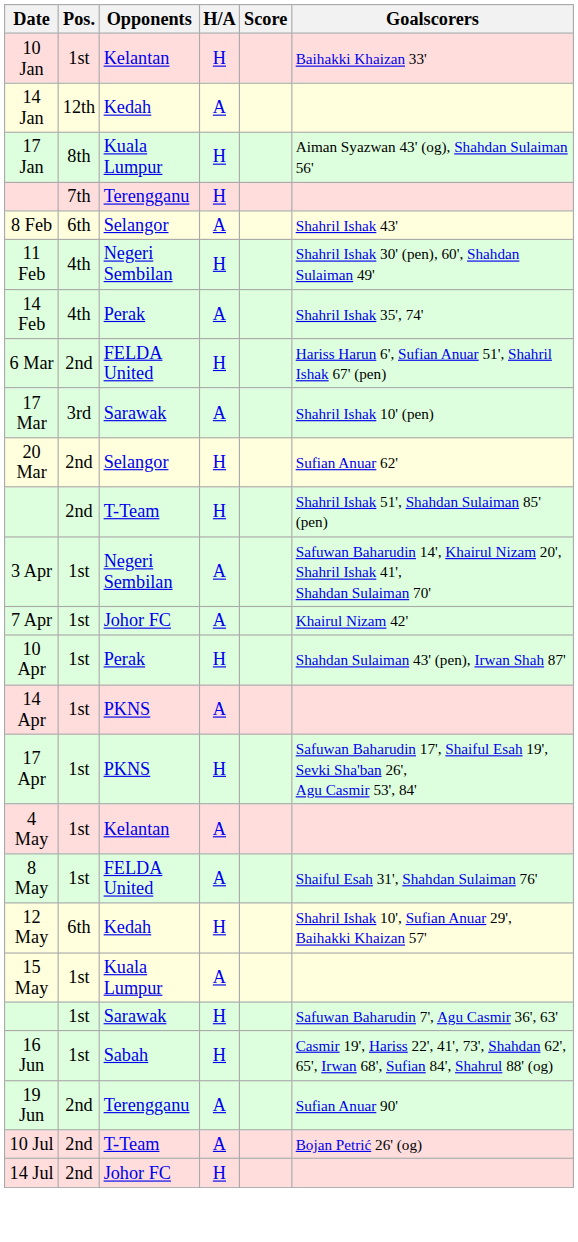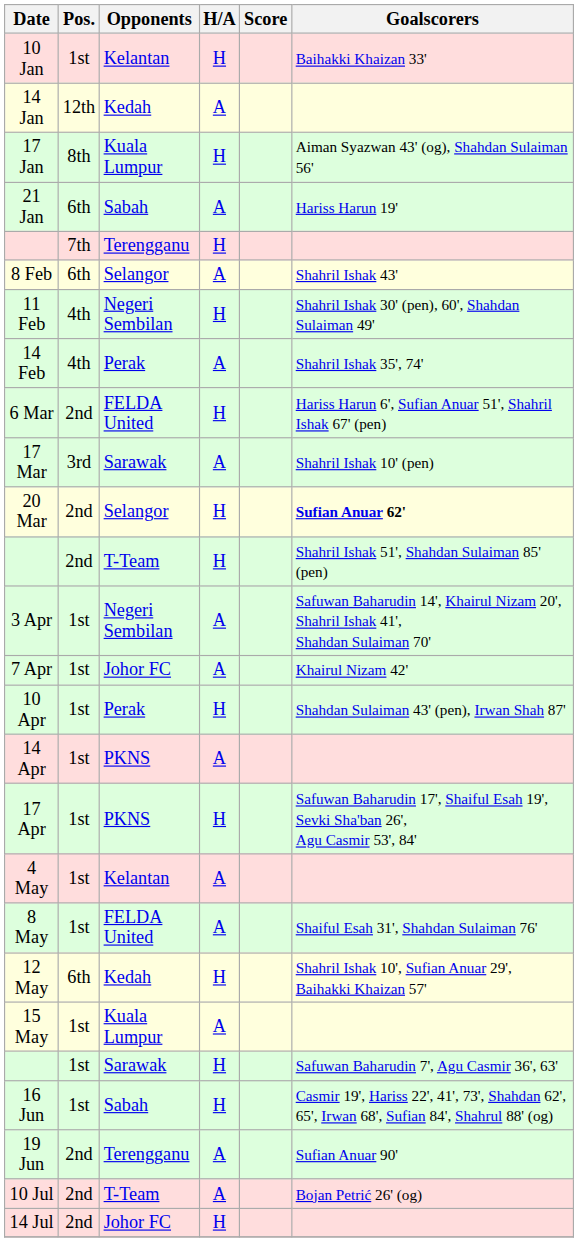+ row: (32, 206)
(347, 463) normal -> (351, 511) bold
